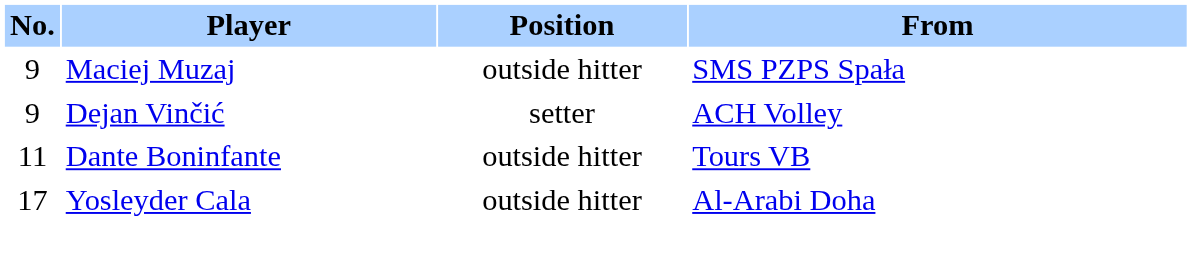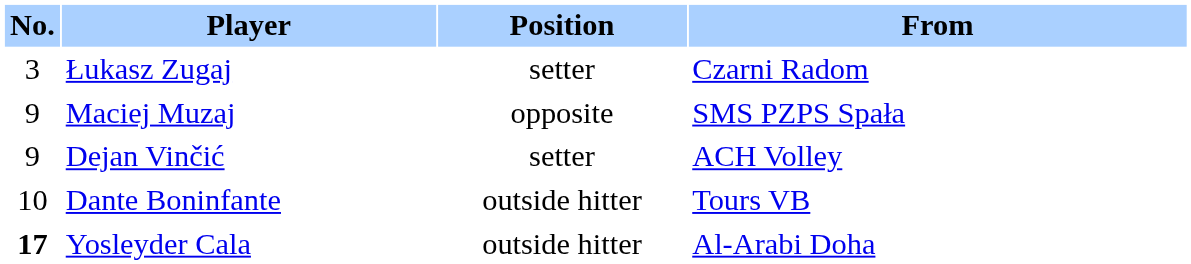+ row: (149, 69)
(562, 69) outside hitter -> (562, 112) opposite
(32, 156) 11 -> (32, 200) 10
(32, 200) normal -> (32, 243) bold
